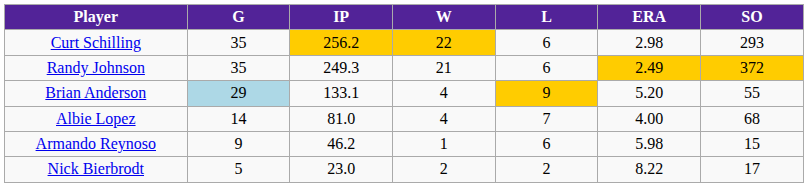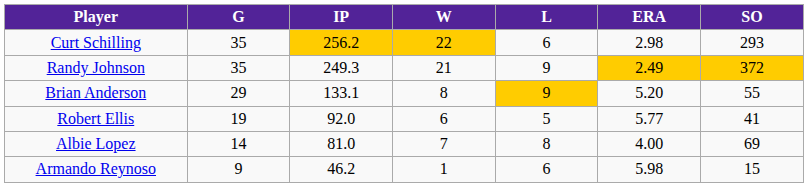(547, 67) 6 -> (547, 67) 9
(238, 93) lightblue background -> (238, 93) no background
(444, 93) 4 -> (444, 93) 8
+ row: (96, 118)
(444, 118) 4 -> (444, 144) 7
(547, 118) 7 -> (547, 144) 8
(752, 118) 68 -> (752, 144) 69
- row: (96, 169)
